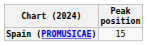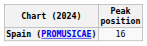(120, 34) 15 -> (120, 34) 16
